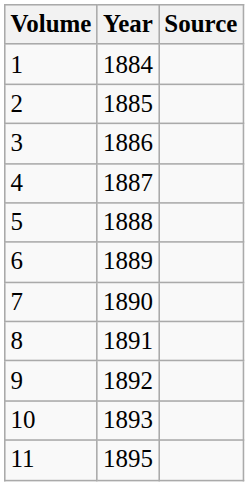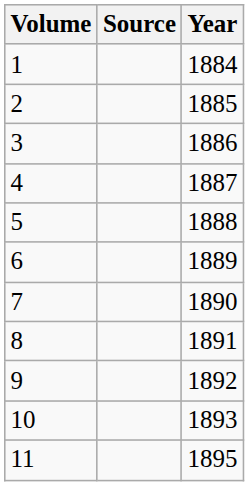columns swapped: (128, 24) <-> (201, 24)
